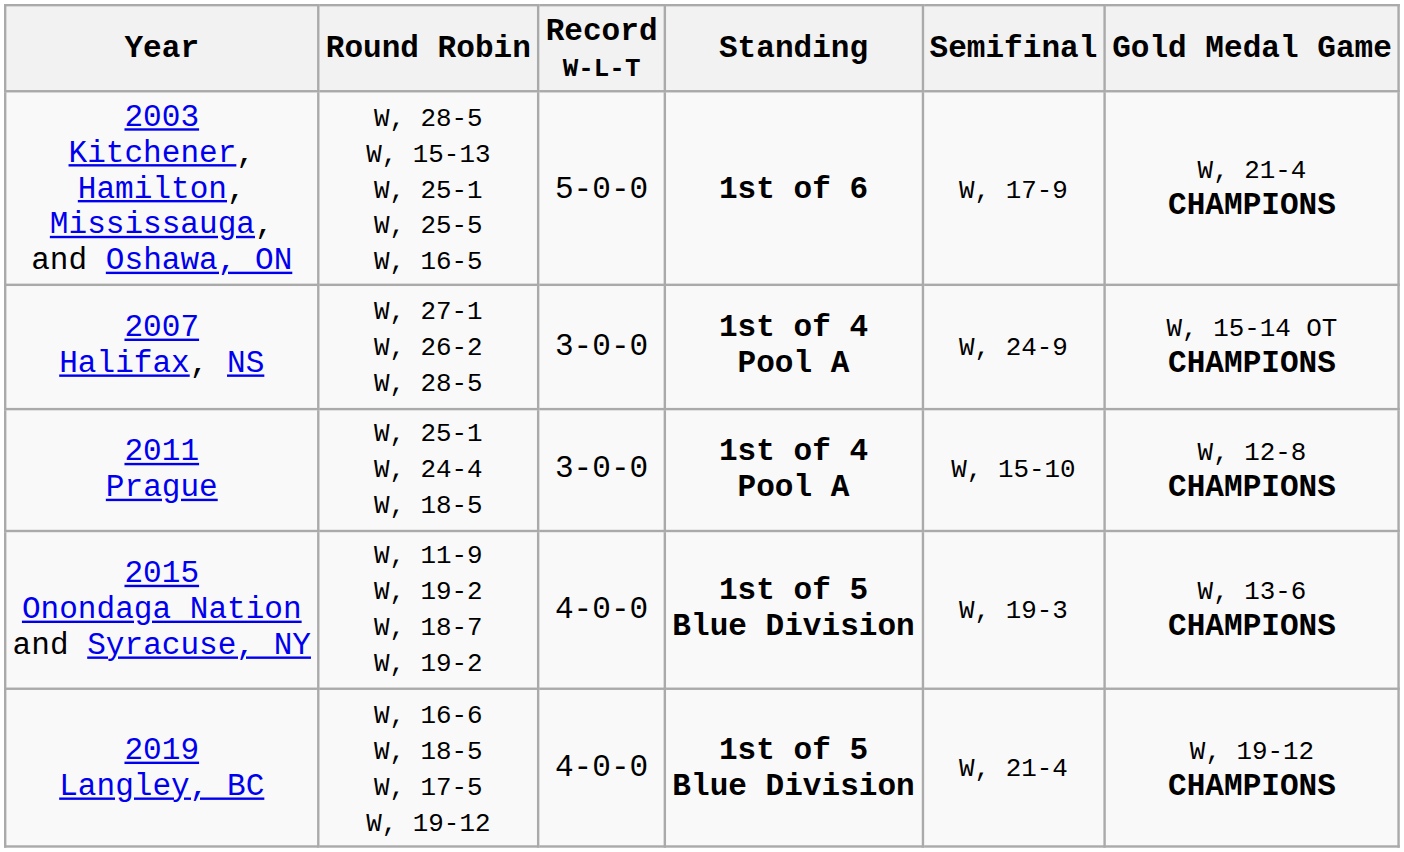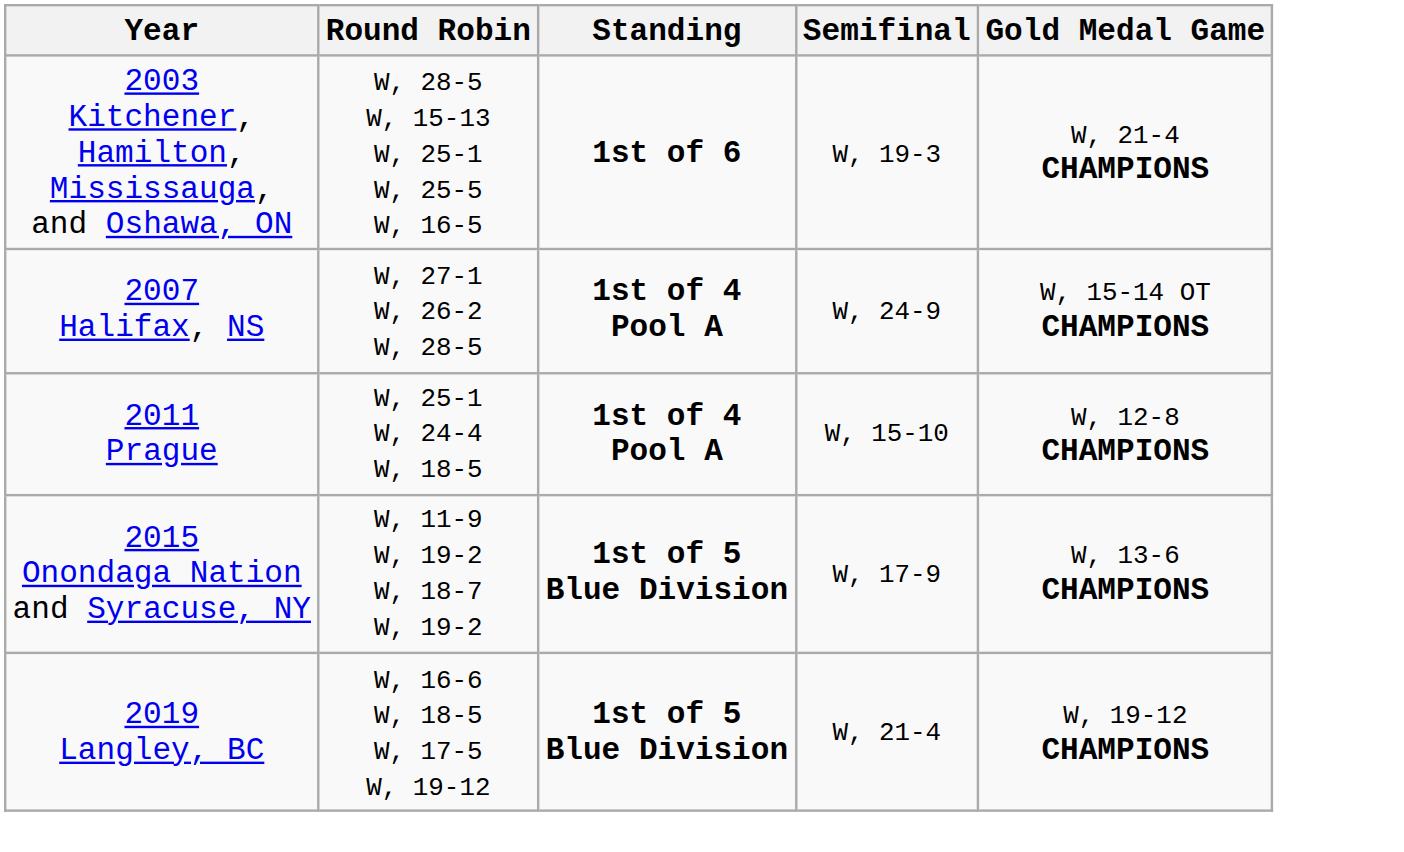- column: (602, 47)
(1013, 190) W, 17-9 -> (887, 154) W, 19-3
(1013, 611) W, 19-3 -> (887, 575) W, 17-9
